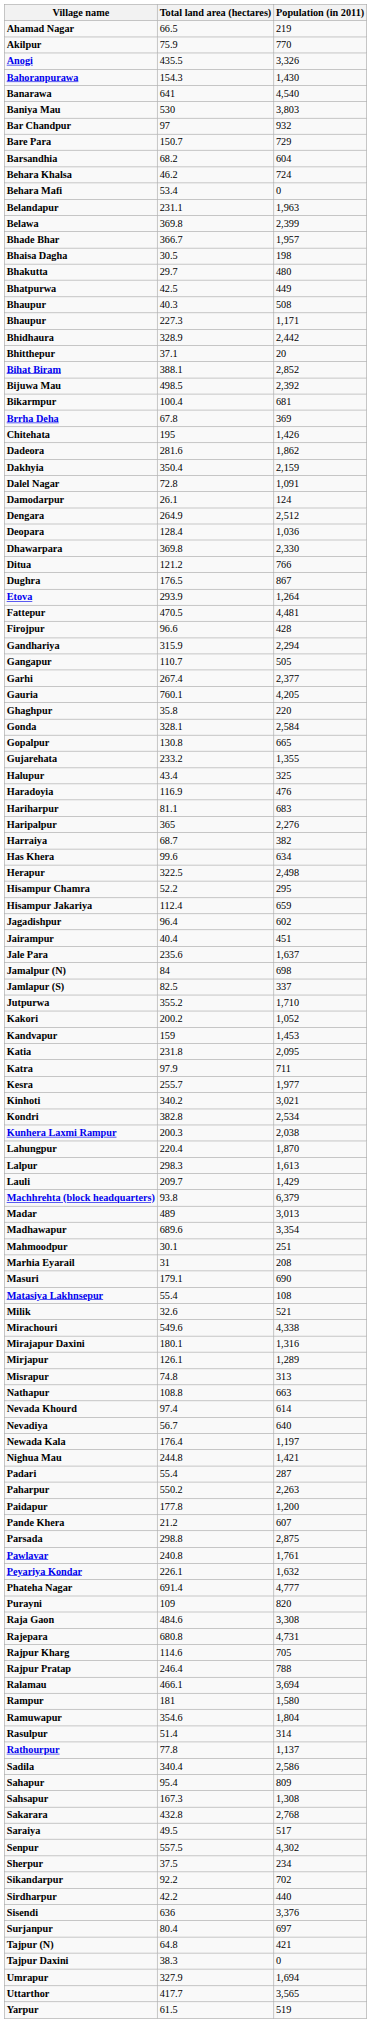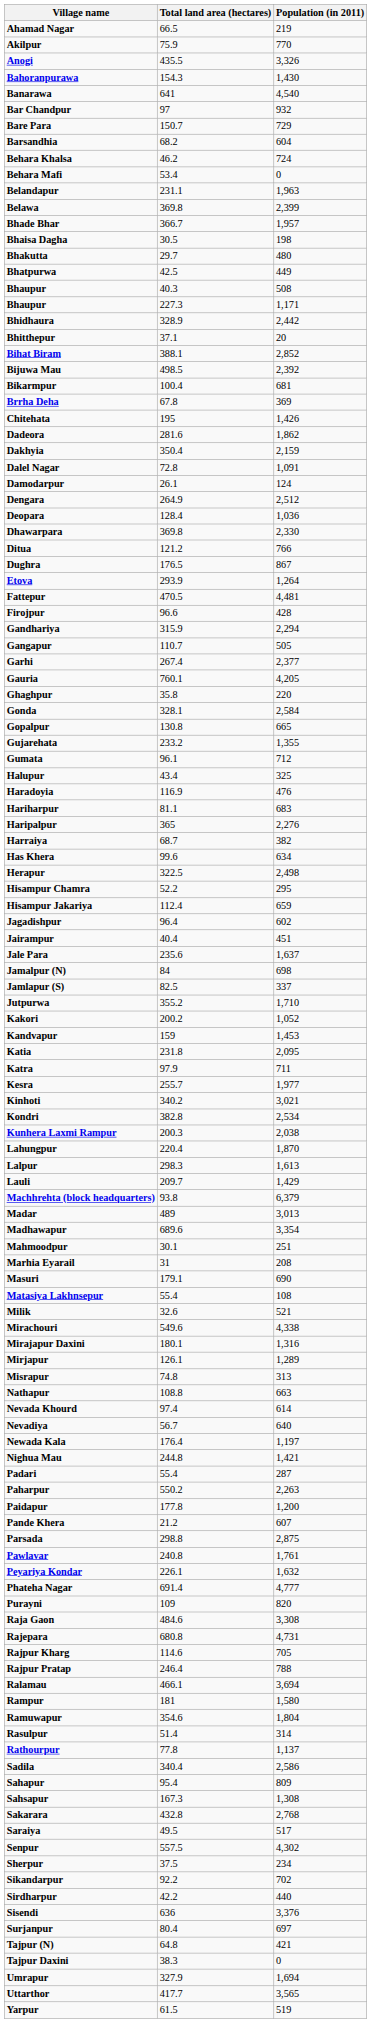- row: (34, 110)
+ row: (25, 759)
